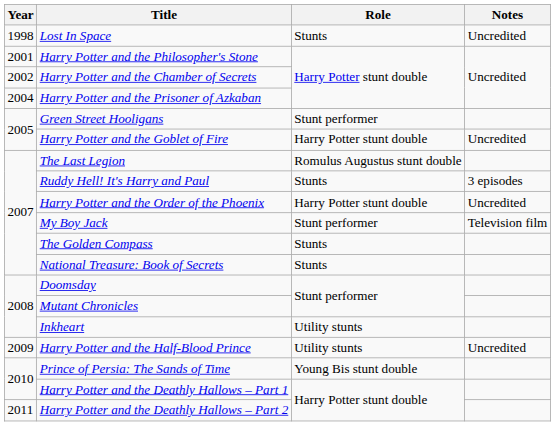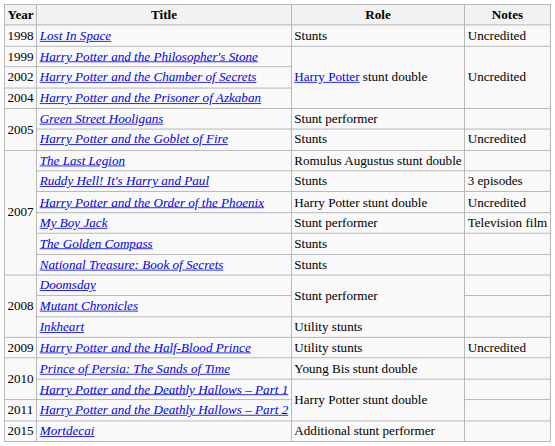(21, 56) 2001 -> (21, 56) 1999
(361, 139) Harry Potter stunt double -> (311, 139) Stunts
+ row: (67, 431)
